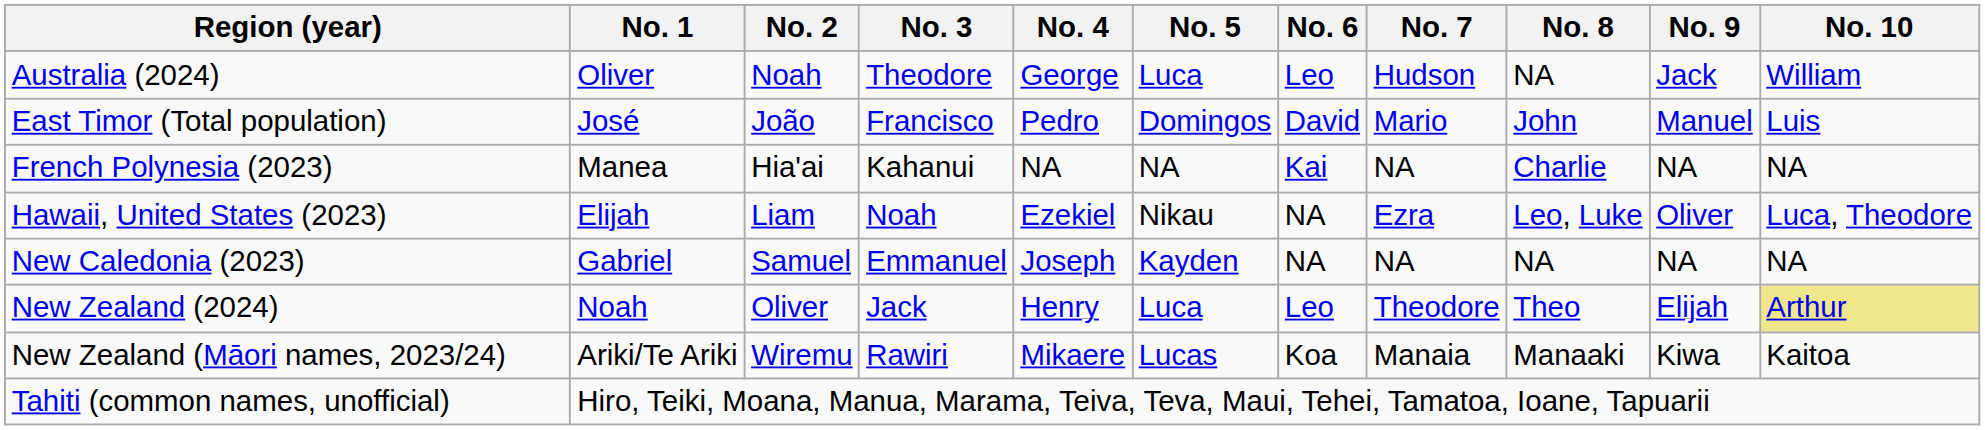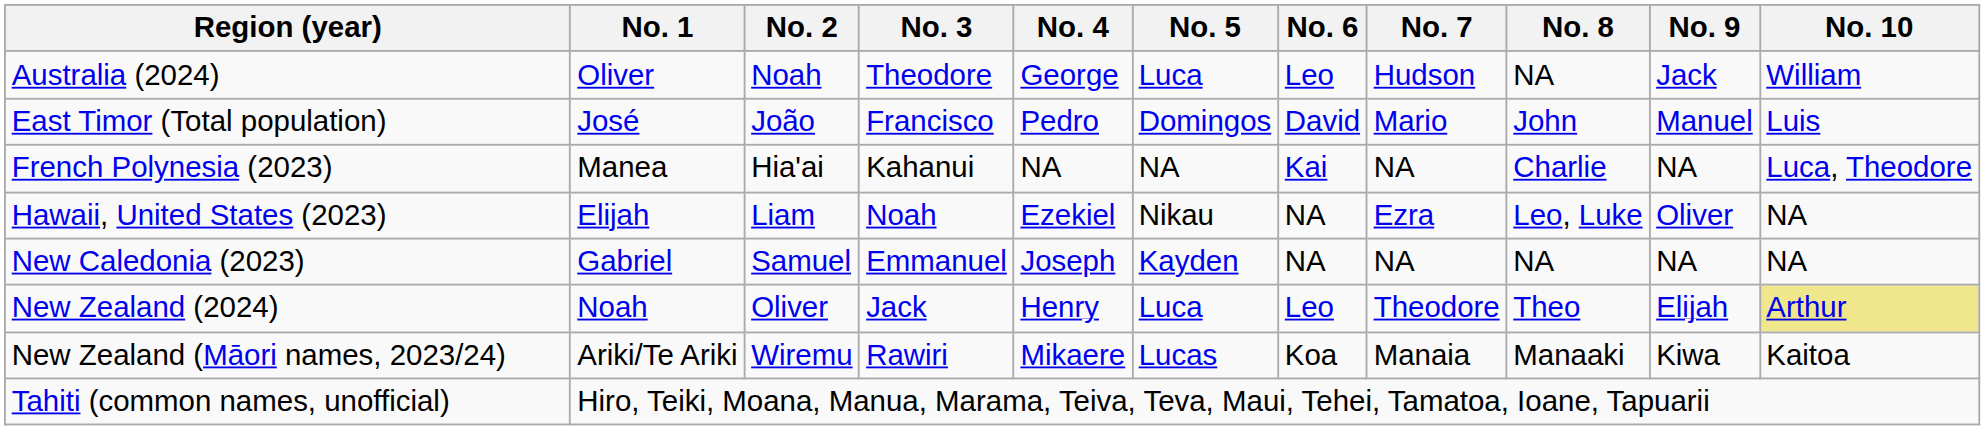(1787, 167) NA -> (1869, 167) Luca, Theodore
(1869, 214) Luca, Theodore -> (1787, 214) NA
